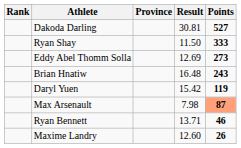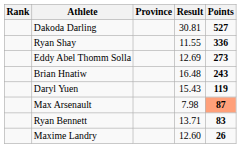(190, 43) 11.50 -> (190, 43) 11.55
(221, 43) 333 -> (221, 43) 336
(190, 89) 15.42 -> (190, 89) 15.43
(221, 120) 46 -> (221, 120) 83
